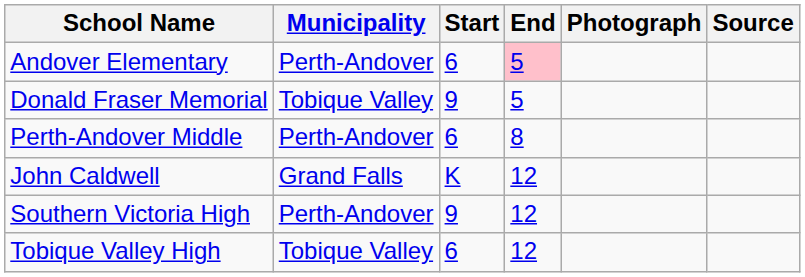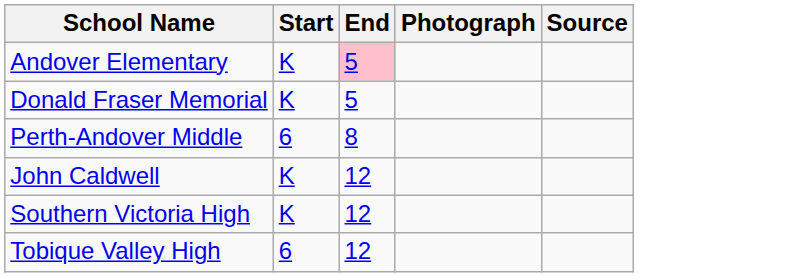- column: (356, 23)
(451, 61) 6 -> (287, 61) K
(451, 99) 9 -> (287, 99) K
(451, 213) 9 -> (287, 213) K
